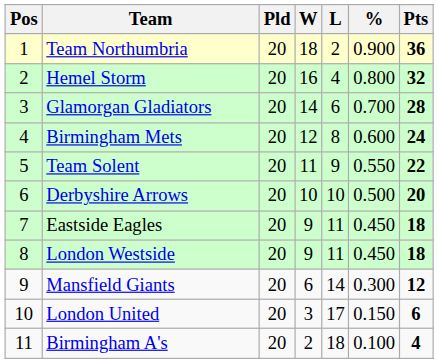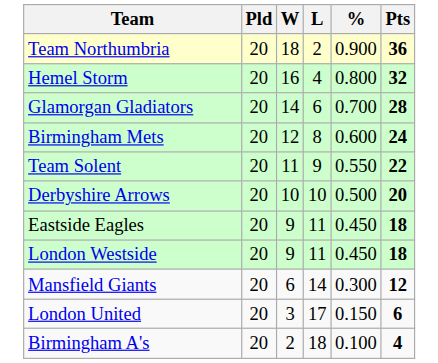- column: (24, 19)
